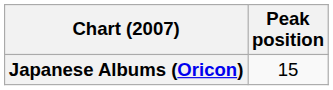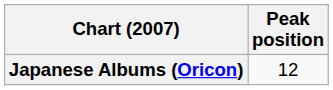(288, 69) 15 -> (288, 69) 12
